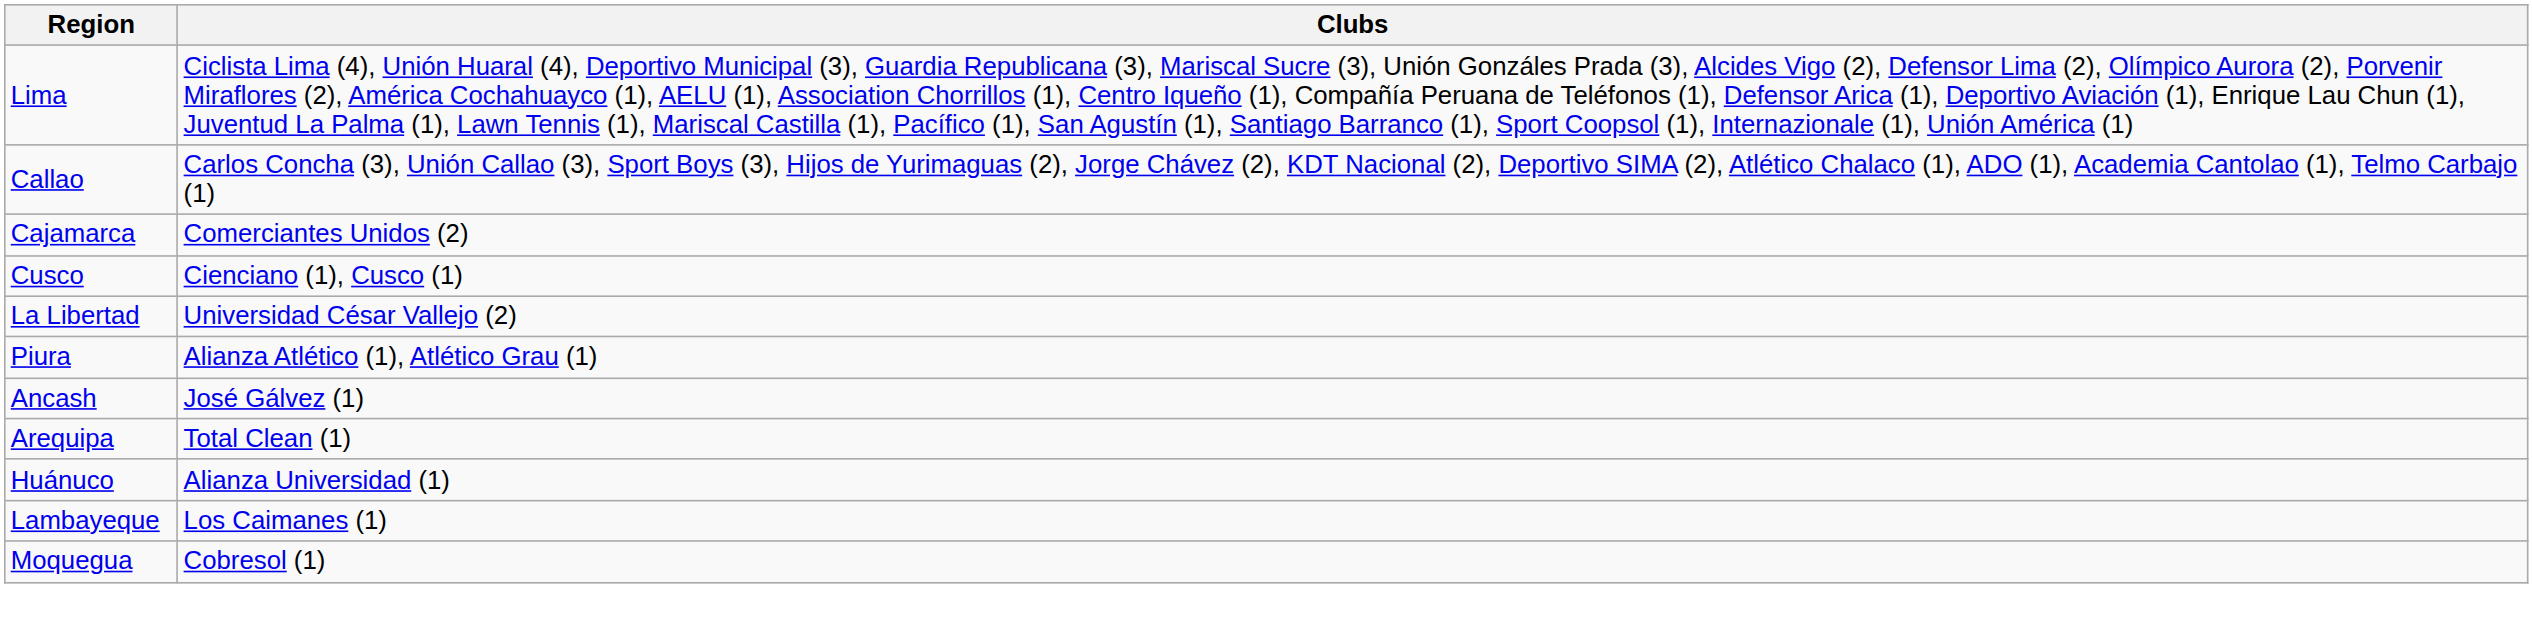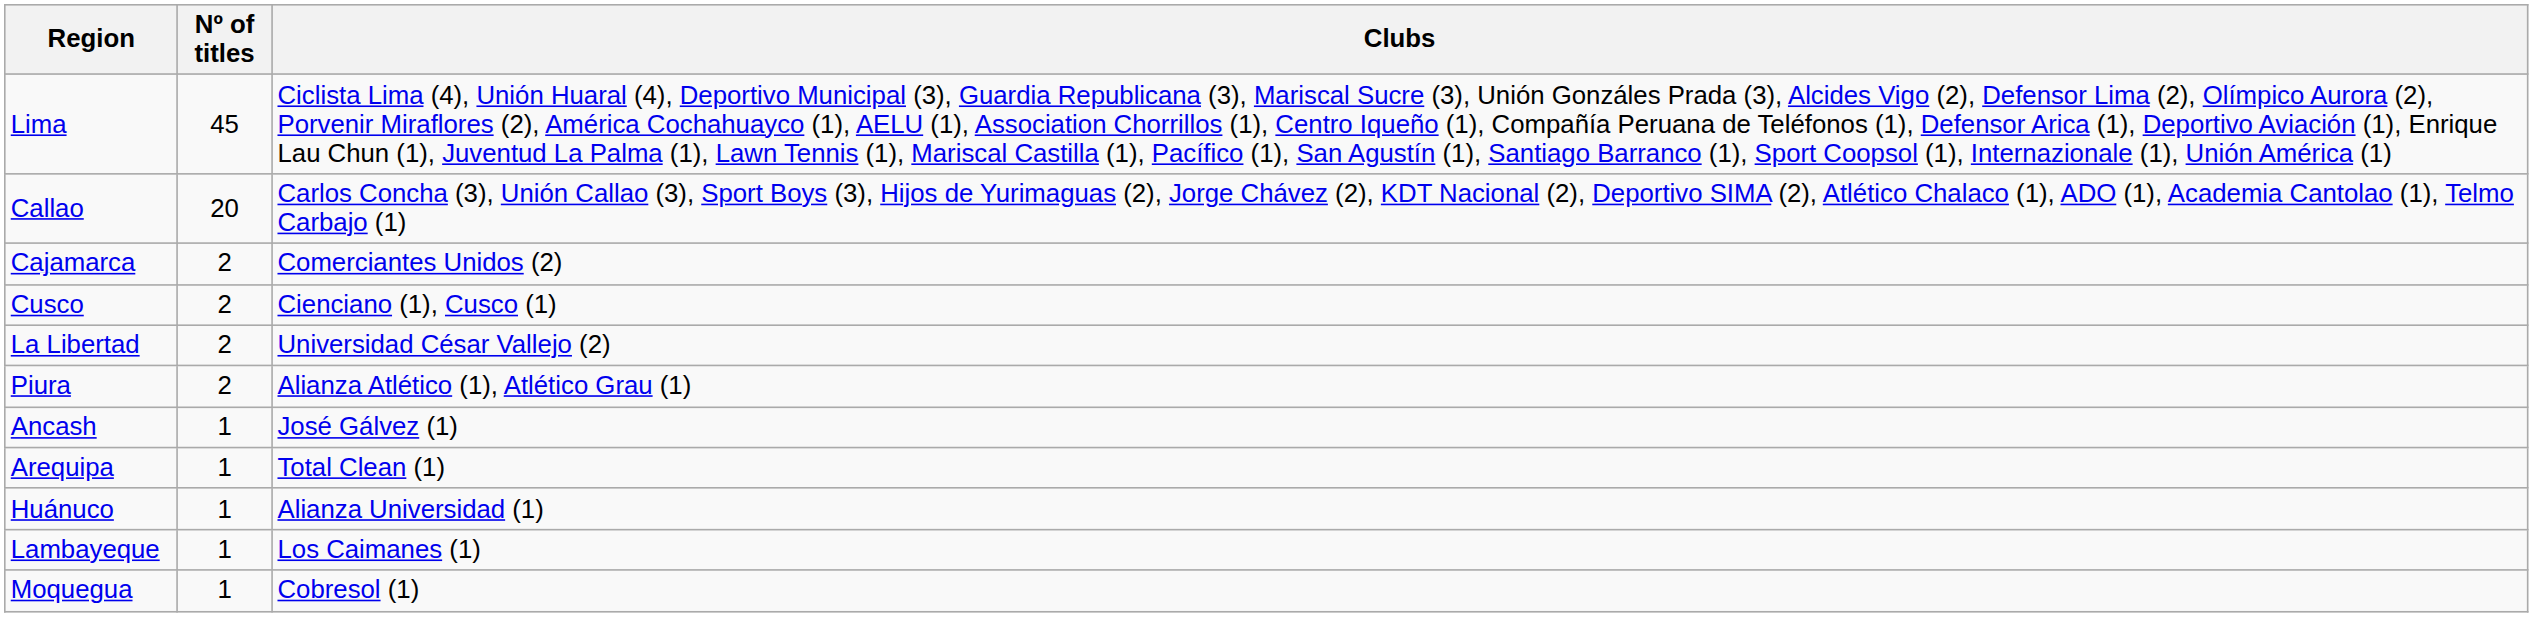+ column: (225, 39)
